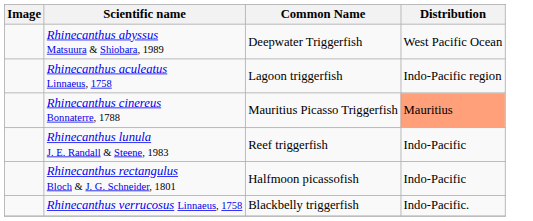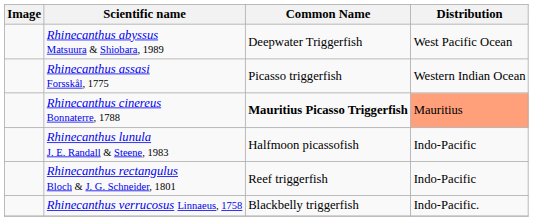- row: (107, 75)
+ row: (98, 75)
(323, 110) normal -> (328, 110) bold
(288, 144) Reef triggerfish -> (303, 144) Halfmoon picassofish
(303, 178) Halfmoon picassofish -> (288, 178) Reef triggerfish
